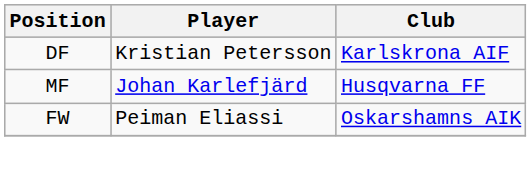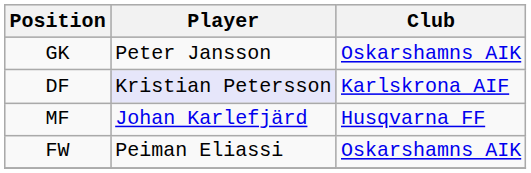+ row: (58, 54)
(223, 54) no background -> (223, 86) lavender background
